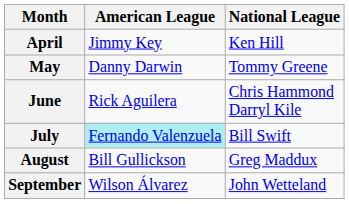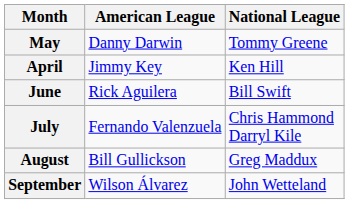rows swapped: (45, 42) <-> (45, 67)
(281, 101) Chris Hammond Darryl Kile -> (260, 92) Bill Swift
(155, 135) paleturquoise background -> (155, 126) no background
(260, 135) Bill Swift -> (281, 126) Chris Hammond Darryl Kile
